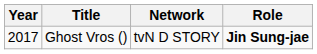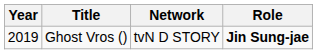(23, 37) 2017 -> (23, 37) 2019
